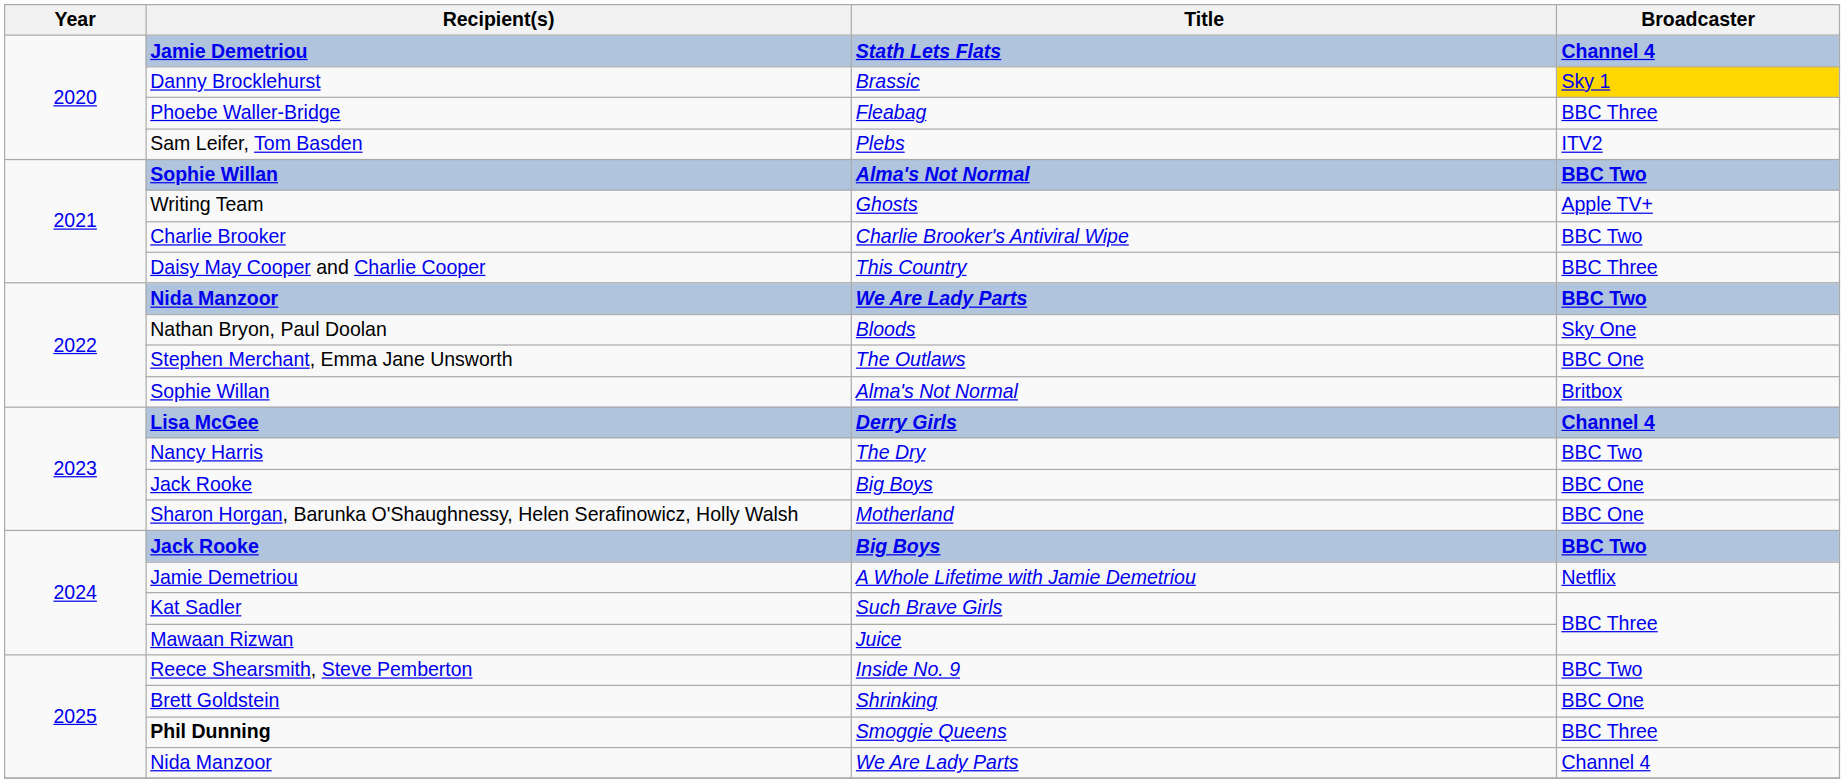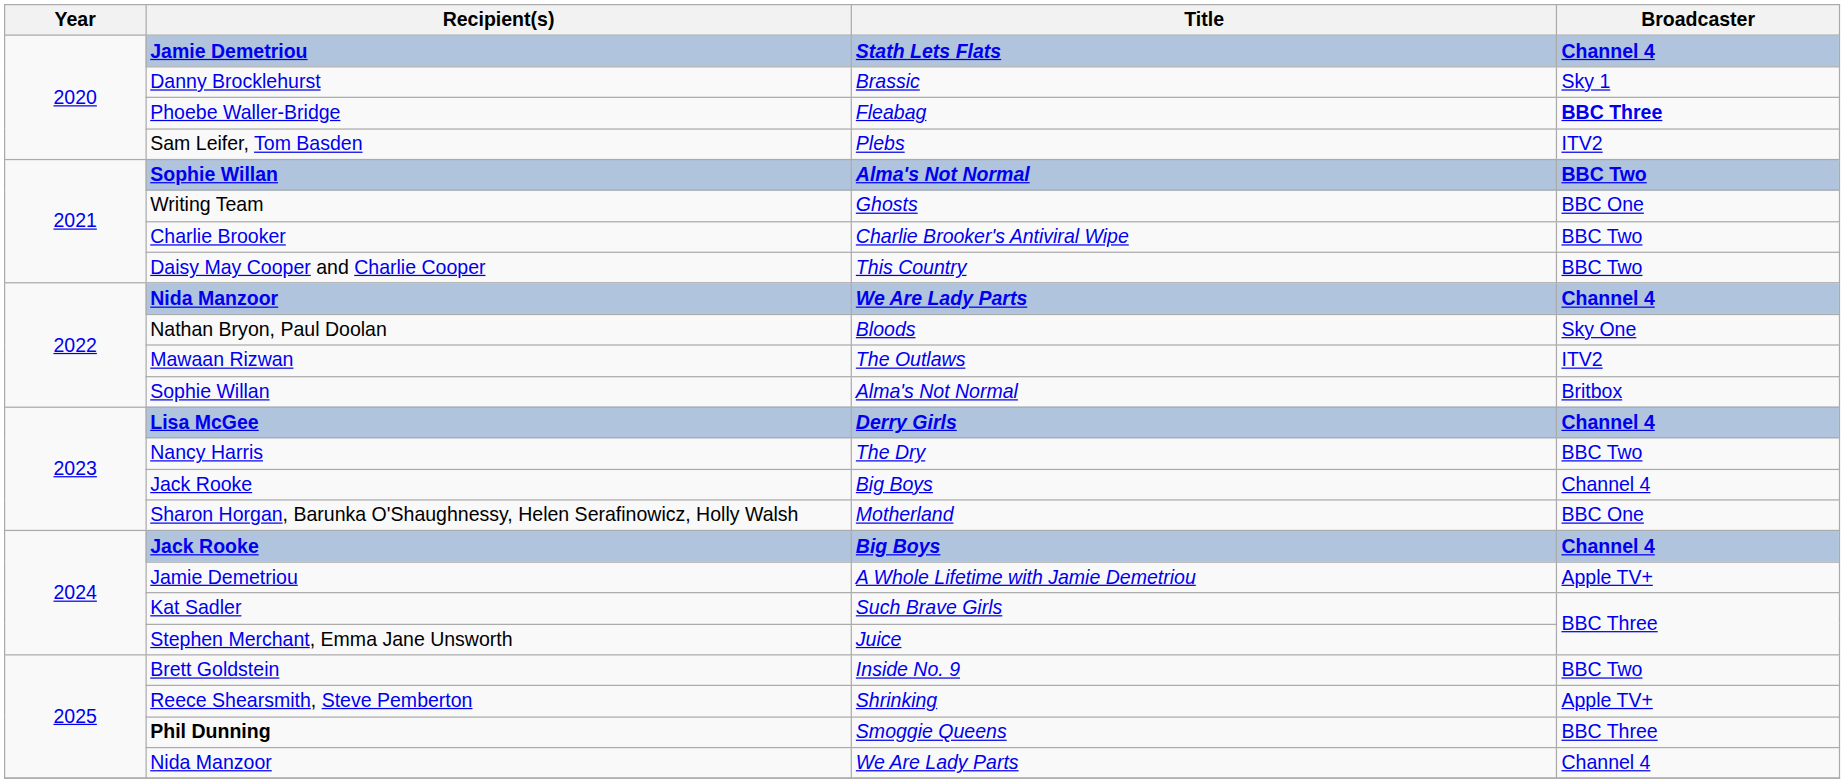(1586, 81) gold background -> (1586, 81) no background
(1610, 112) normal -> (1612, 112) bold
(1607, 205) Apple TV+ -> (1603, 205) BBC One
(1610, 267) BBC Three -> (1602, 267) BBC Two
(1604, 298) BBC Two -> (1608, 298) Channel 4
(331, 360) Stephen Merchant, Emma Jane Unsworth -> (222, 360) Mawaan Rizwan
(1603, 360) BBC One -> (1582, 360) ITV2
(1603, 484) BBC One -> (1606, 484) Channel 4
(1604, 546) BBC Two -> (1608, 546) Channel 4
(1589, 577) Netflix -> (1607, 577) Apple TV+
(222, 639) Mawaan Rizwan -> (331, 639) Stephen Merchant, Emma Jane Unsworth
(311, 670) Reece Shearsmith, Steve Pemberton -> (215, 670) Brett Goldstein
(215, 701) Brett Goldstein -> (311, 701) Reece Shearsmith, Steve Pemberton
(1603, 701) BBC One -> (1607, 701) Apple TV+
